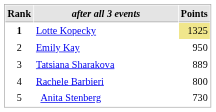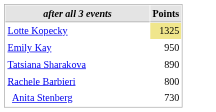- column: (19, 13)
(200, 64) 889 -> (172, 64) 890
